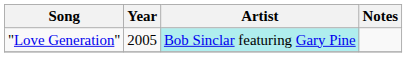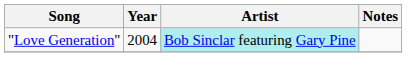(142, 39) 2005 -> (142, 39) 2004
